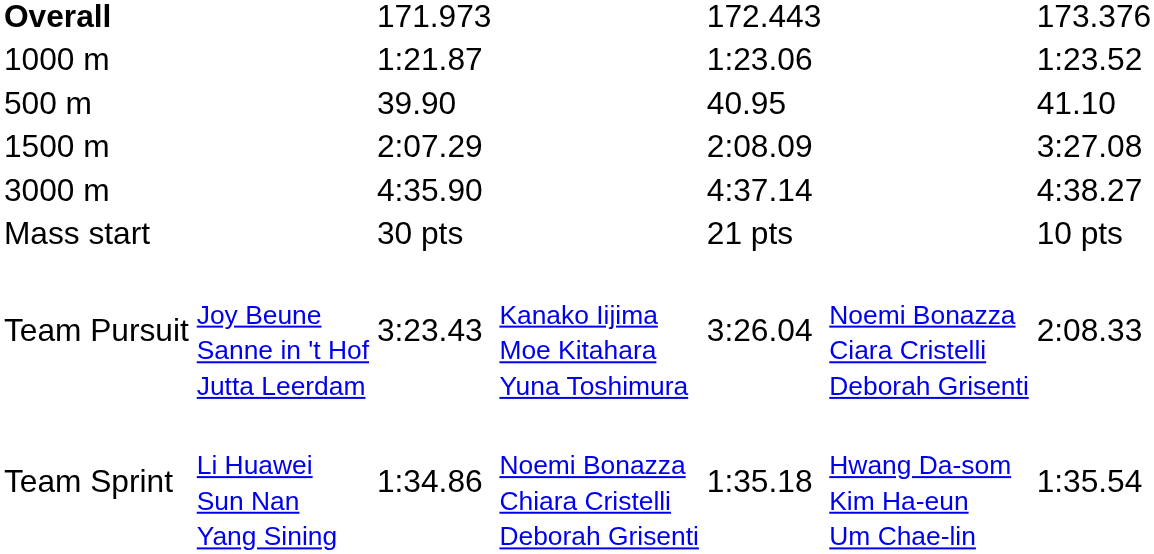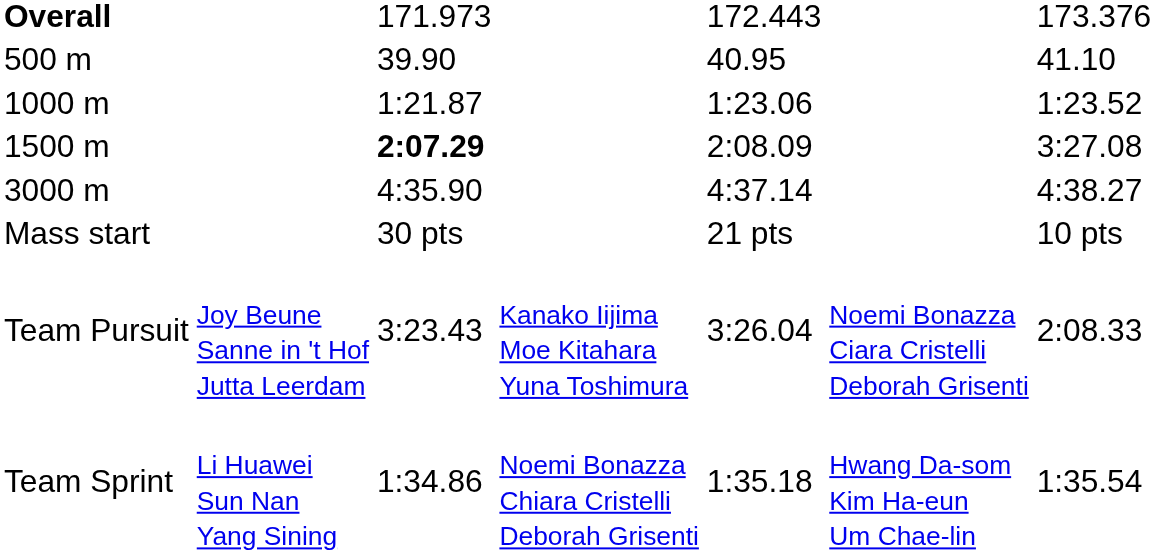rows swapped: (48, 103) <-> (57, 59)
(430, 146) normal -> (431, 146) bold
